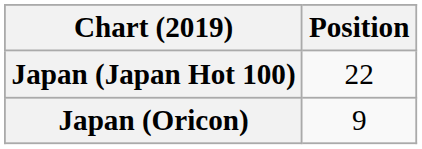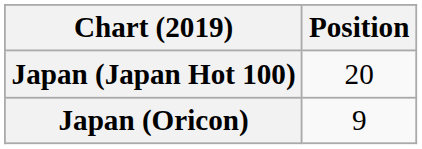(359, 73) 22 -> (359, 73) 20
